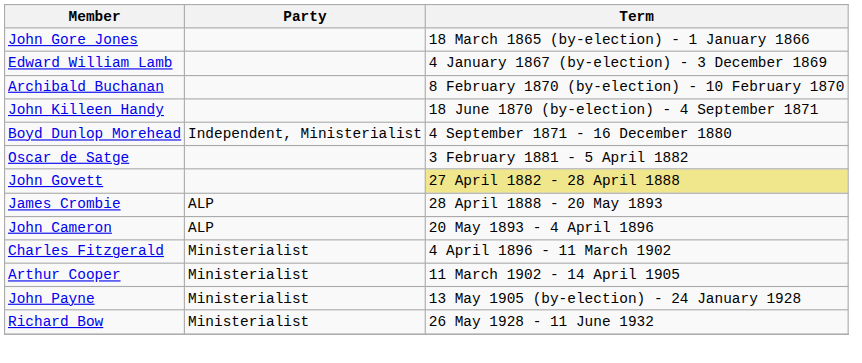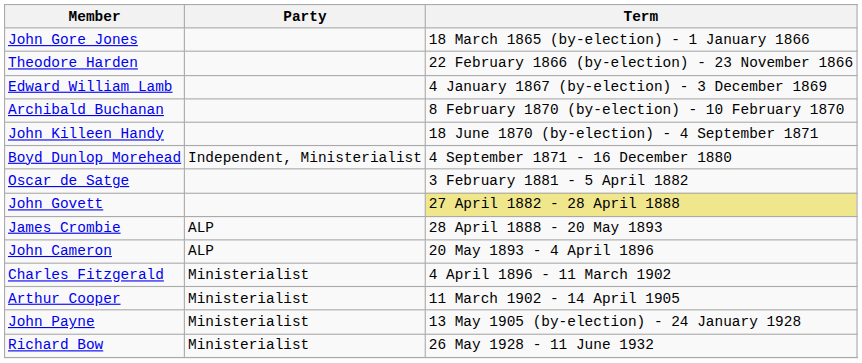+ row: (73, 63)
